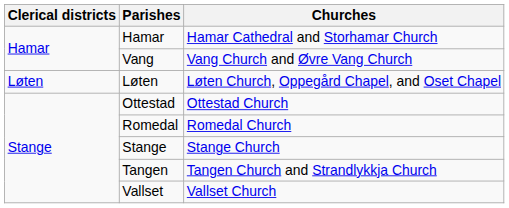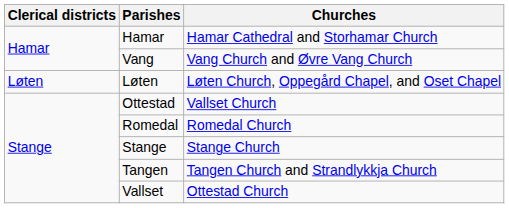(238, 103) Ottestad Church -> (232, 103) Vallset Church
(232, 192) Vallset Church -> (238, 192) Ottestad Church
